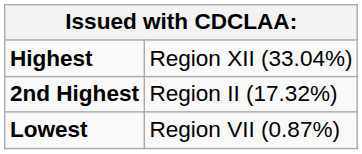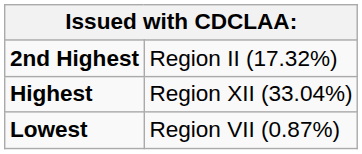rows swapped: (51, 58) <-> (74, 93)
